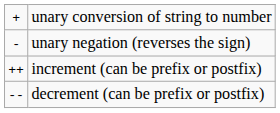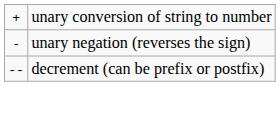- row: (147, 68)
